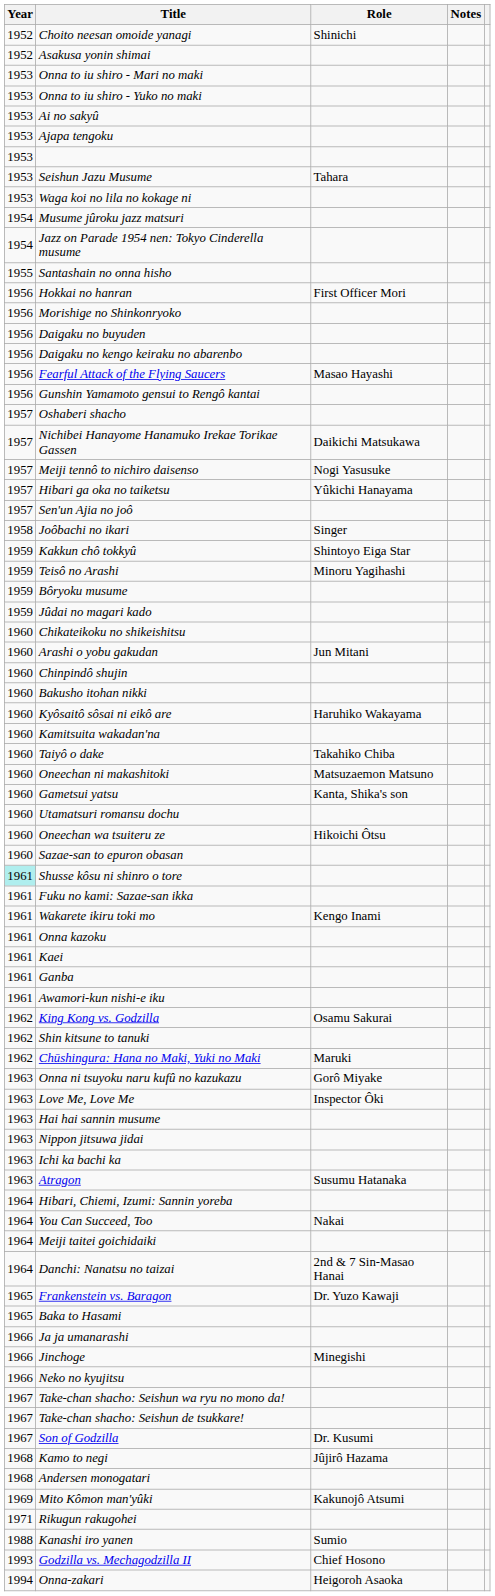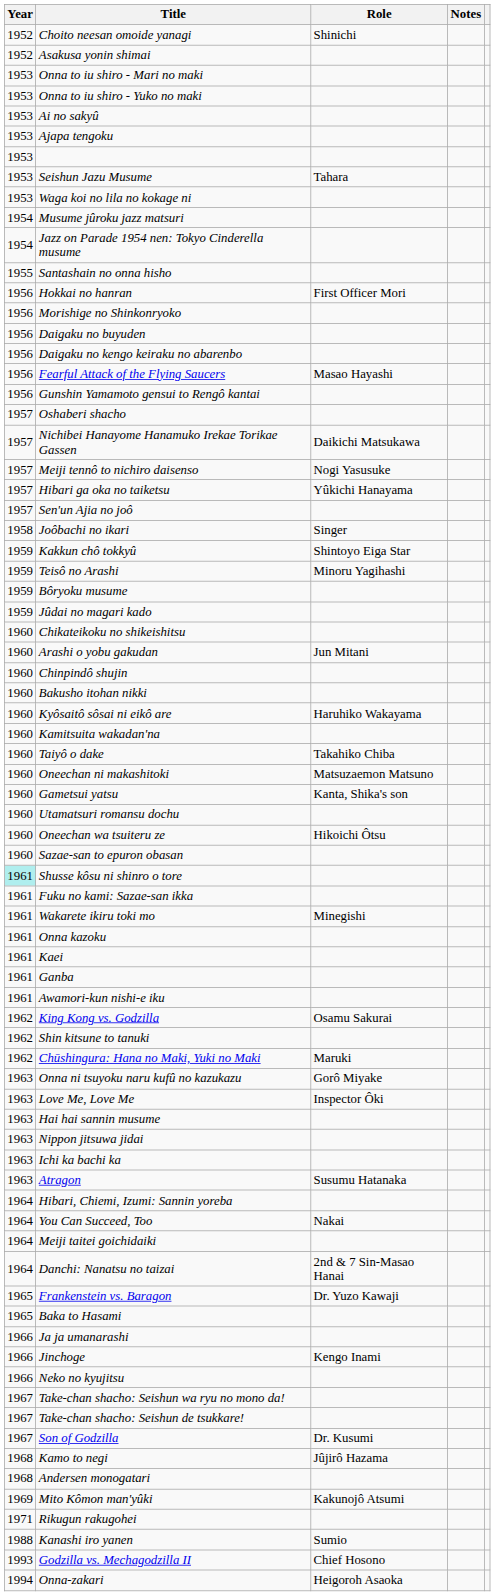(347, 916) Kengo Inami -> (340, 916) Minegishi
(340, 1357) Minegishi -> (347, 1357) Kengo Inami
